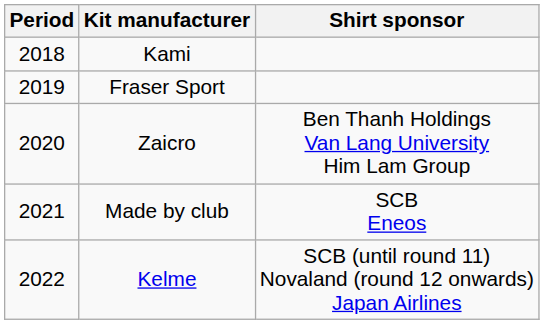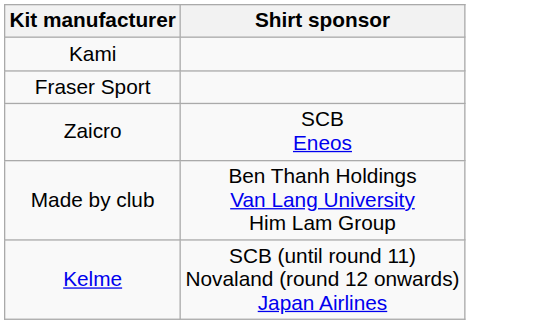- column: (42, 20)
(397, 143) Ben Thanh Holdings Van Lang University Him Lam Group -> (322, 131) SCB Eneos
(397, 211) SCB Eneos -> (322, 199) Ben Thanh Holdings Van Lang University Him Lam Group
